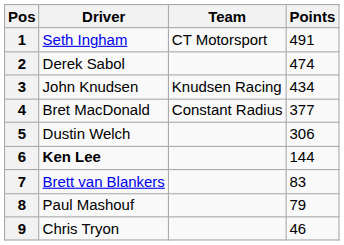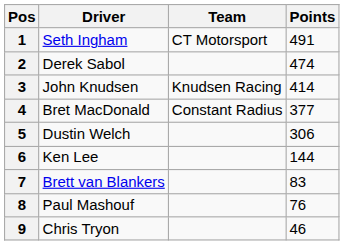(302, 87) 434 -> (302, 87) 414
(72, 157) bold -> (70, 157) normal
(298, 205) 79 -> (298, 205) 76
